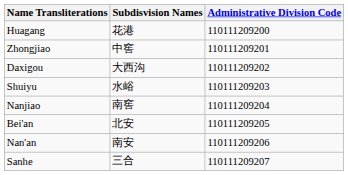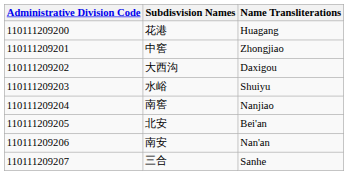columns swapped: (274, 12) <-> (57, 12)
